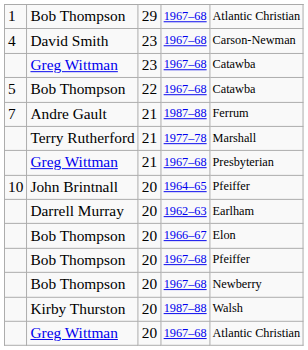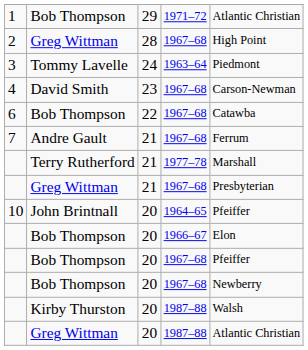(185, 16) 1967–68 -> (185, 16) 1971–72
+ row: (74, 41)
+ row: (79, 65)
- row: (74, 65)
(12, 89) 5 -> (12, 114) 6
(185, 114) 1987–88 -> (185, 138) 1967–68
- row: (77, 211)
(185, 333) 1967–68 -> (185, 333) 1987–88
